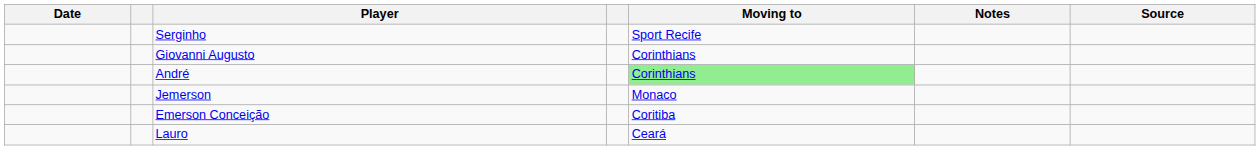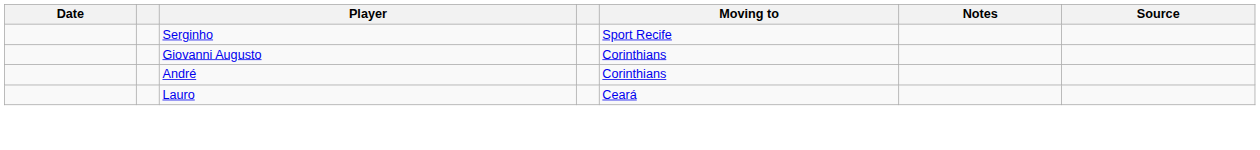(664, 74) lightgreen background -> (634, 74) no background
- row: (183, 94)
- row: (212, 114)
